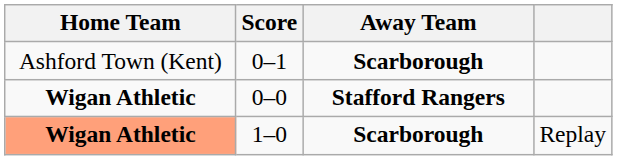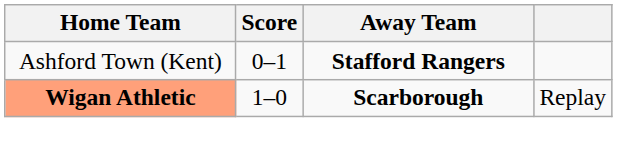(418, 60) Scarborough -> (418, 60) Stafford Rangers
- row: (269, 97)
